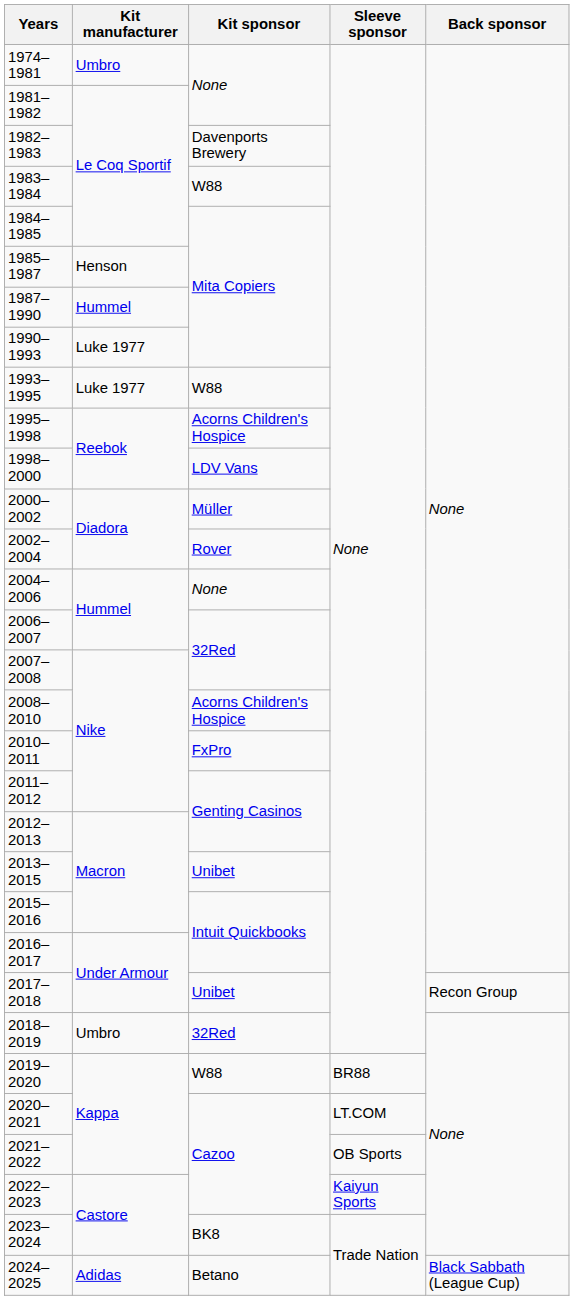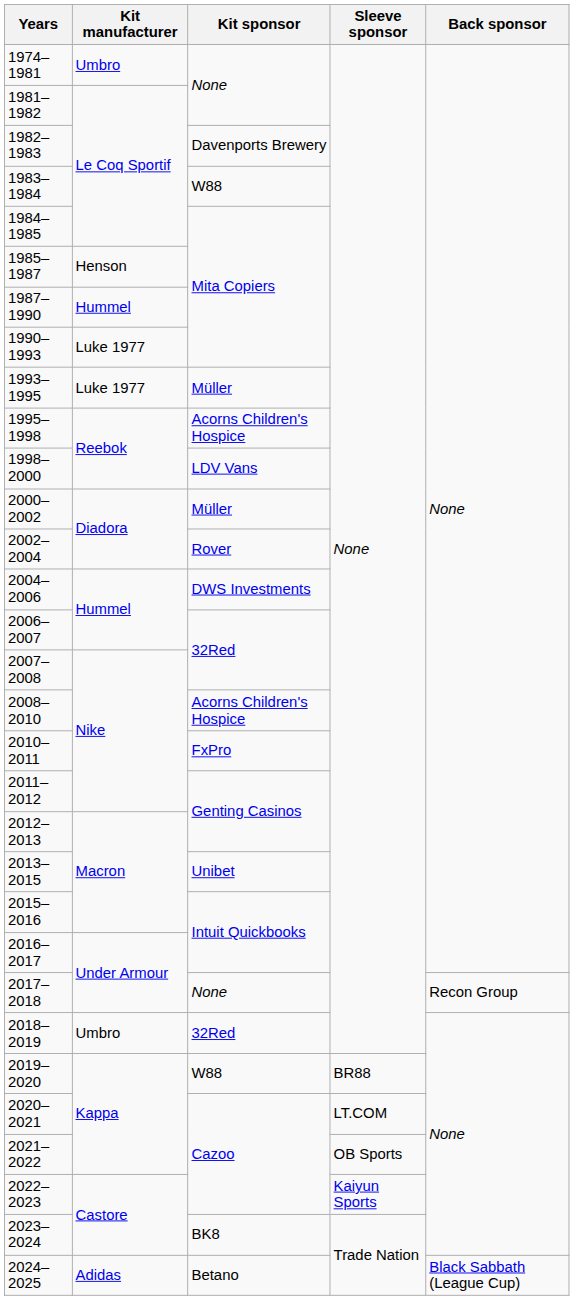(207, 387) W88 -> (212, 387) Müller
(210, 589) None -> (251, 589) DWS Investments
(213, 992) Unibet -> (209, 992) None
